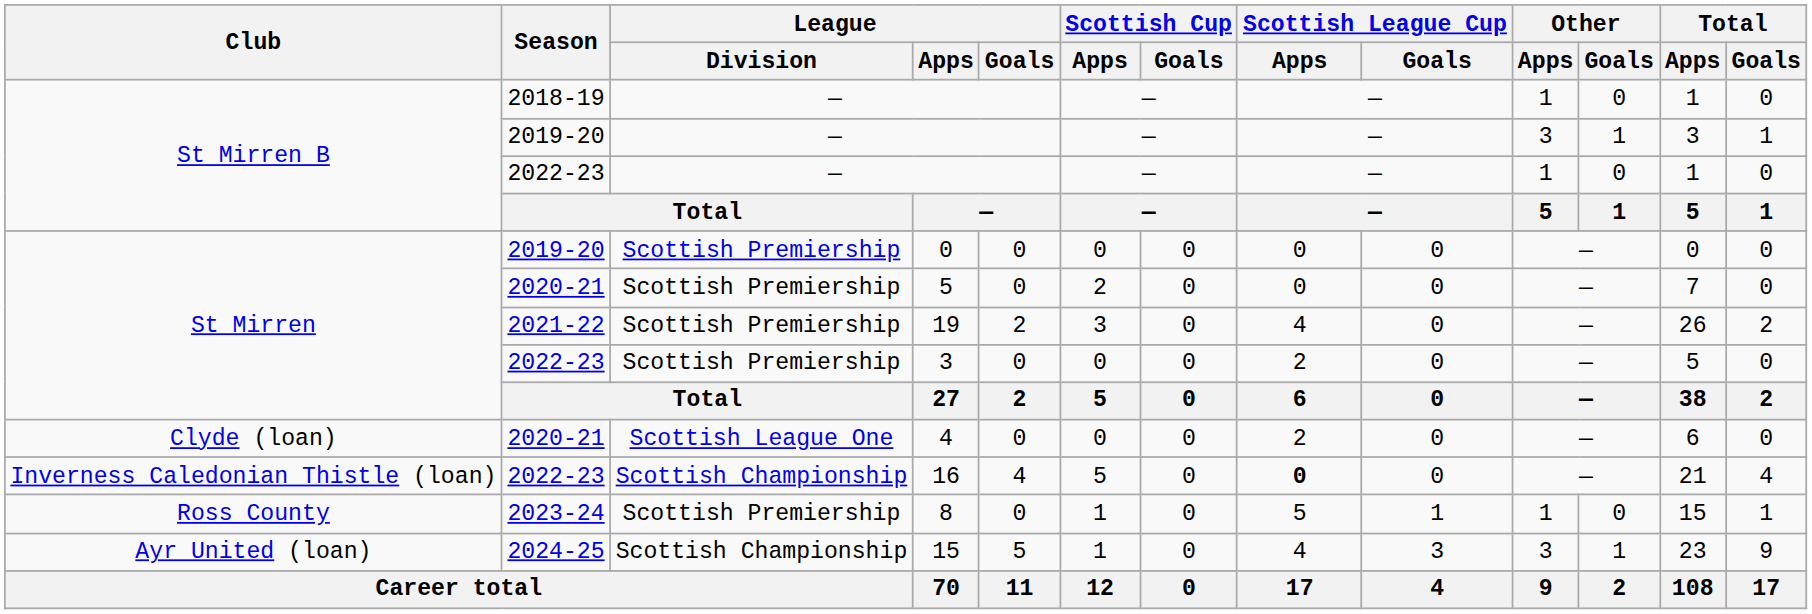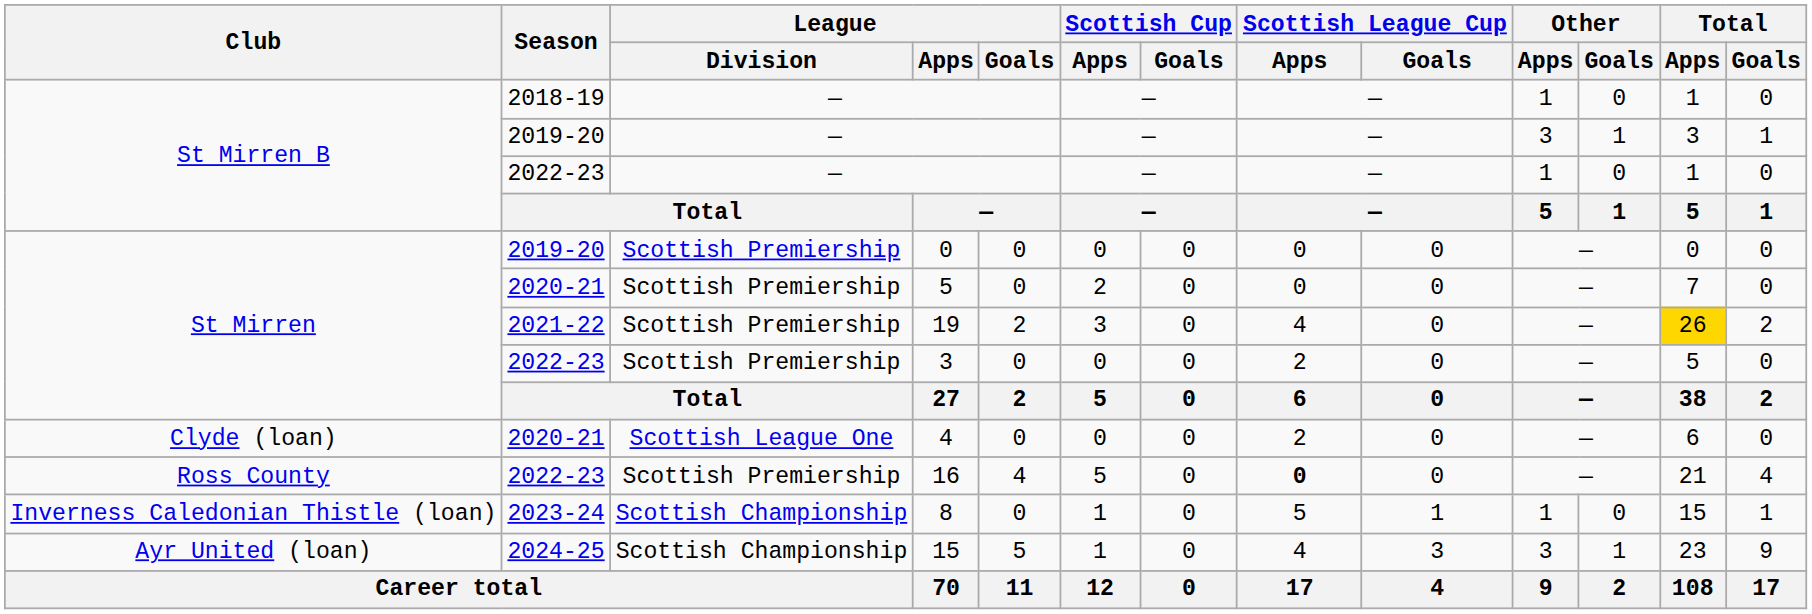(1693, 325) no background -> (1693, 325) gold background
(253, 476) Inverness Caledonian Thistle (loan) -> (253, 476) Ross County
(761, 476) Scottish Championship -> (761, 476) Scottish Premiership
(253, 514) Ross County -> (253, 514) Inverness Caledonian Thistle (loan)
(761, 514) Scottish Premiership -> (761, 514) Scottish Championship
